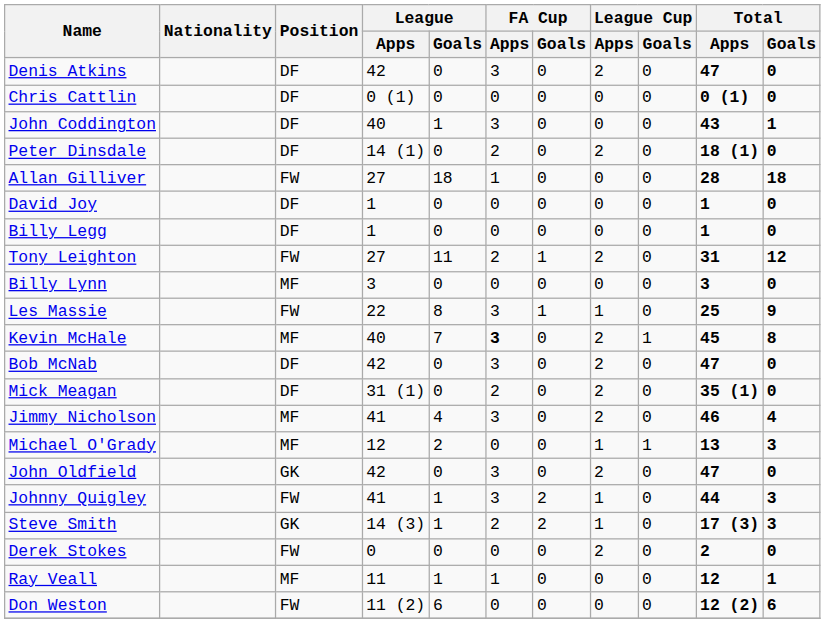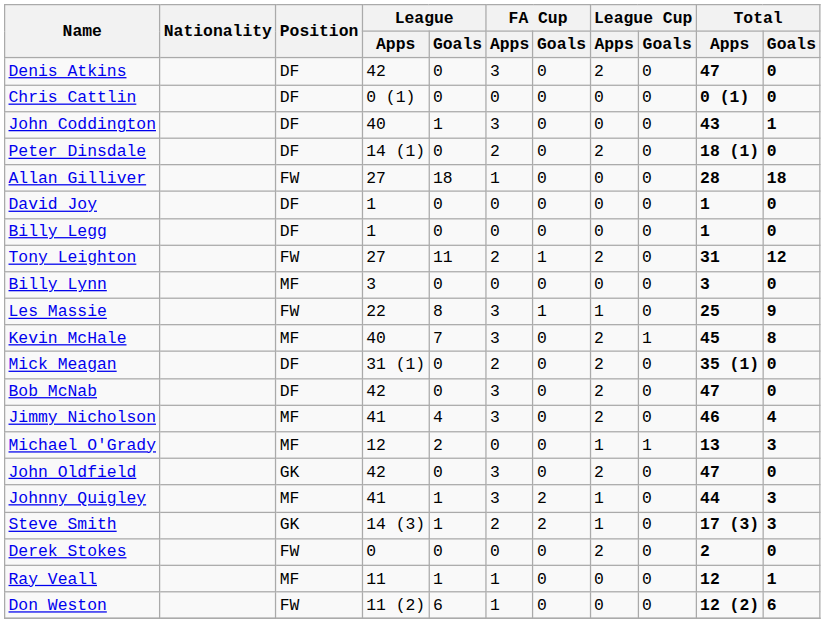(495, 338) bold -> (495, 338) normal
rows swapped: (53, 365) <-> (63, 392)
(290, 499) FW -> (290, 499) MF
(495, 605) 0 -> (495, 605) 1
